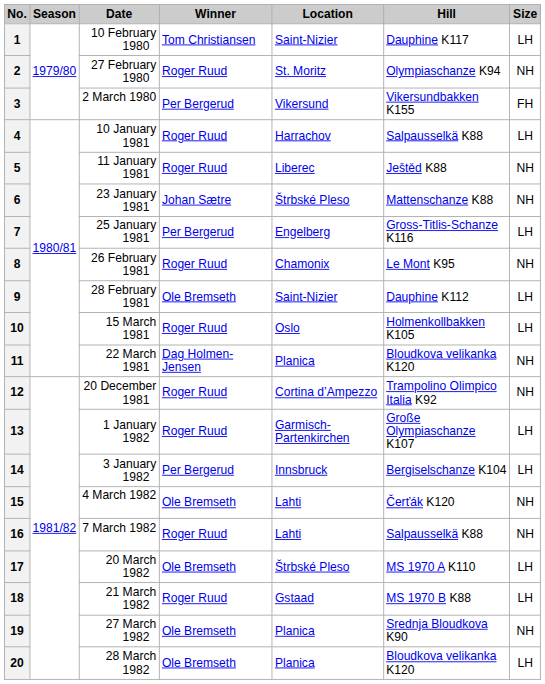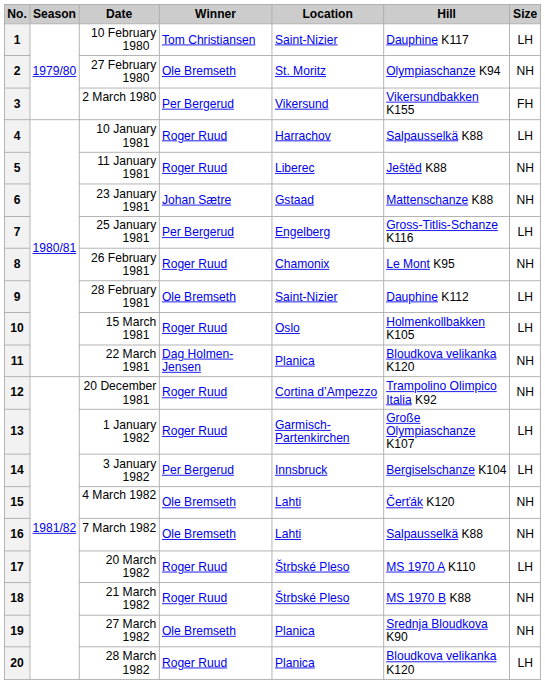(195, 71) Roger Ruud -> (199, 71) Ole Bremseth
(312, 200) Štrbské Pleso -> (294, 200) Gstaad
(195, 534) Roger Ruud -> (199, 534) Ole Bremseth
(199, 566) Ole Bremseth -> (195, 566) Roger Ruud
(294, 598) Gstaad -> (312, 598) Štrbské Pleso
(525, 598) LH -> (525, 598) NH
(199, 663) Ole Bremseth -> (195, 663) Roger Ruud
